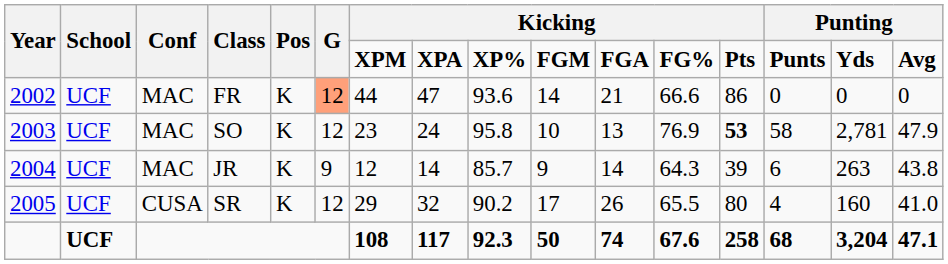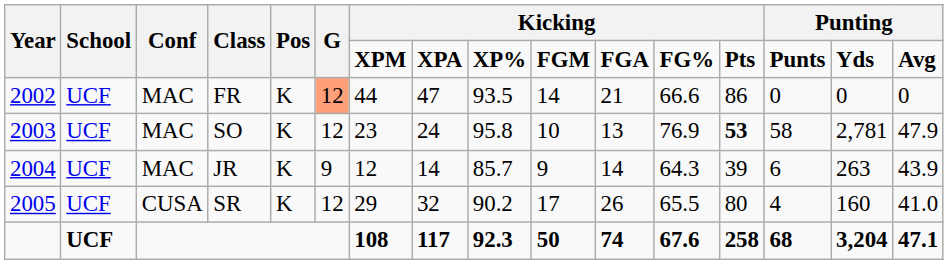(493, 95) 93.6 -> (493, 95) 93.5
(918, 167) 43.8 -> (918, 167) 43.9
